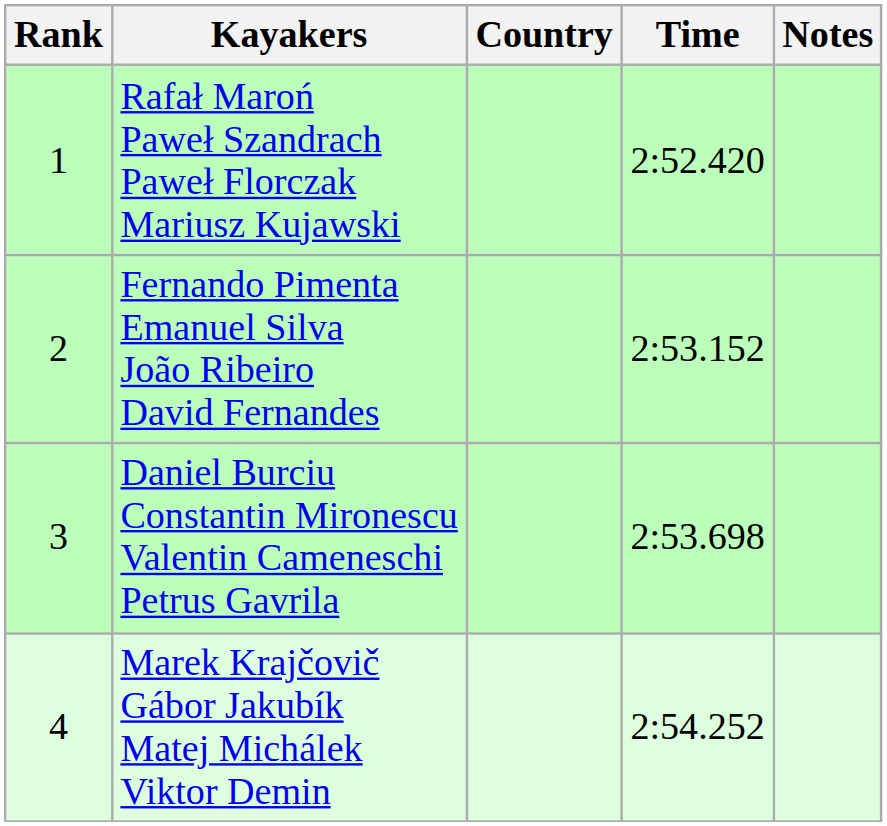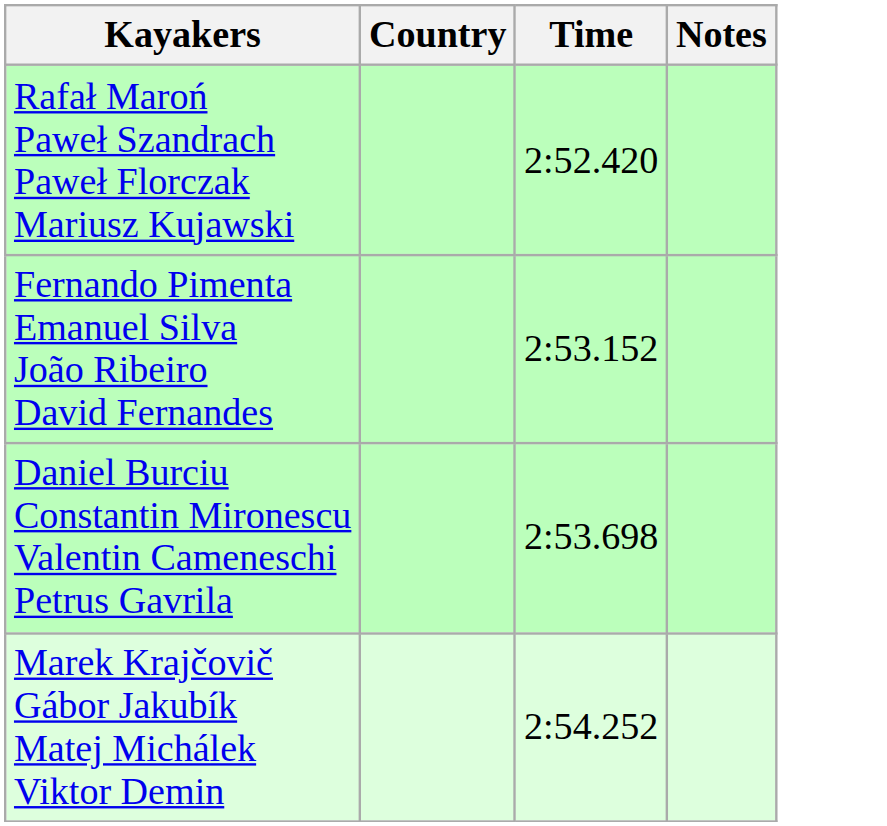- column: (58, 34)
